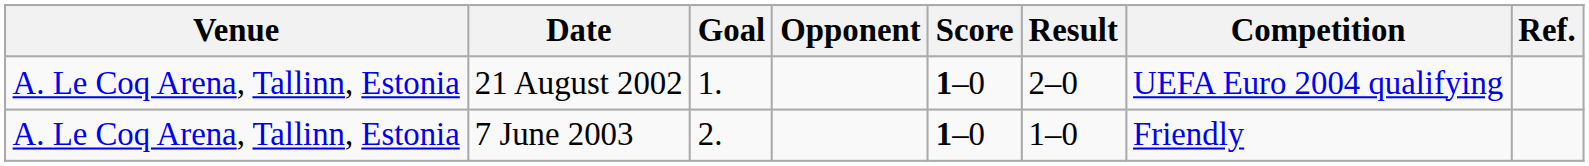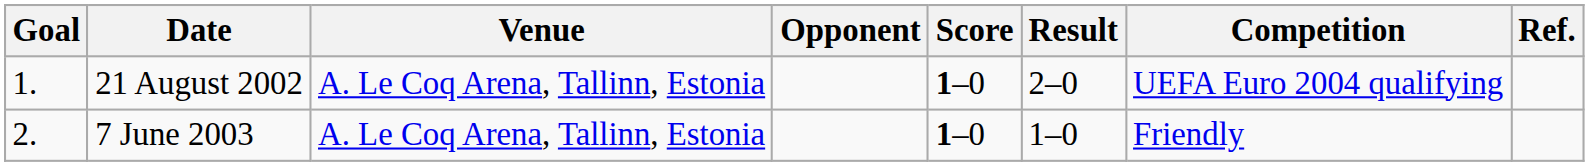columns swapped: (731, 30) <-> (236, 30)
